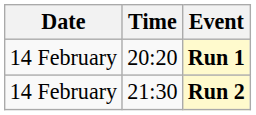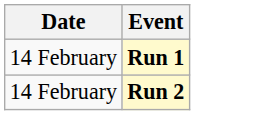- column: (152, 22)
